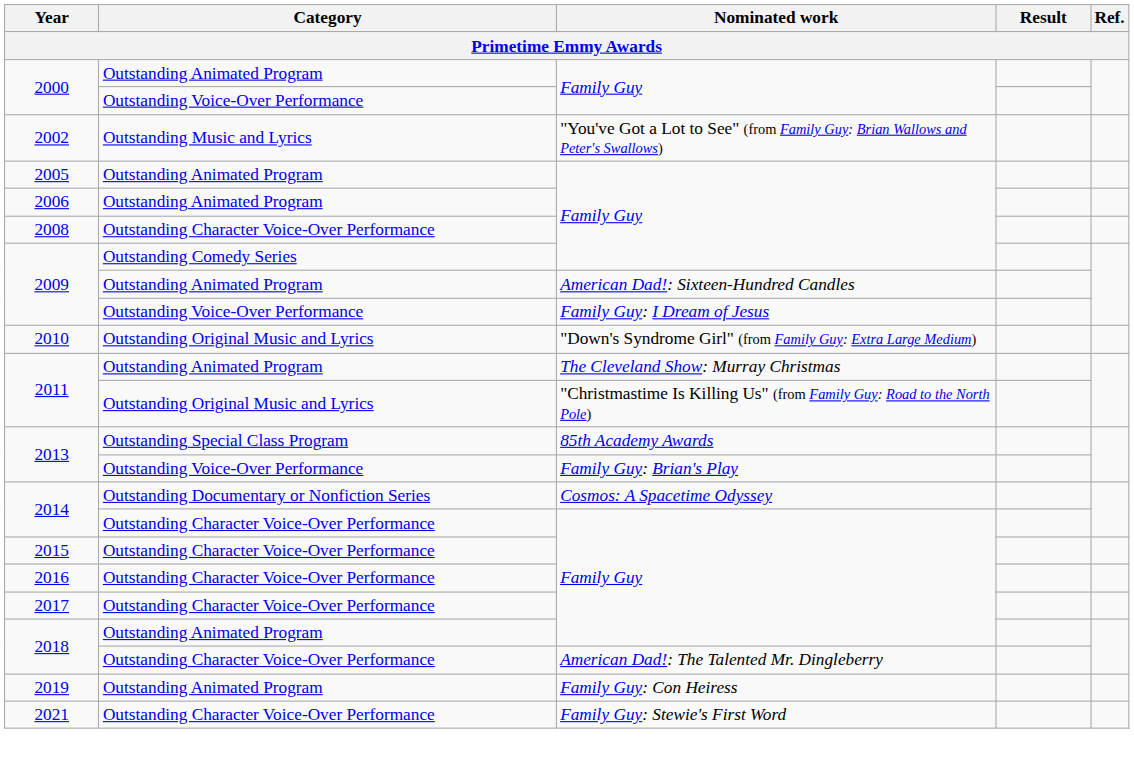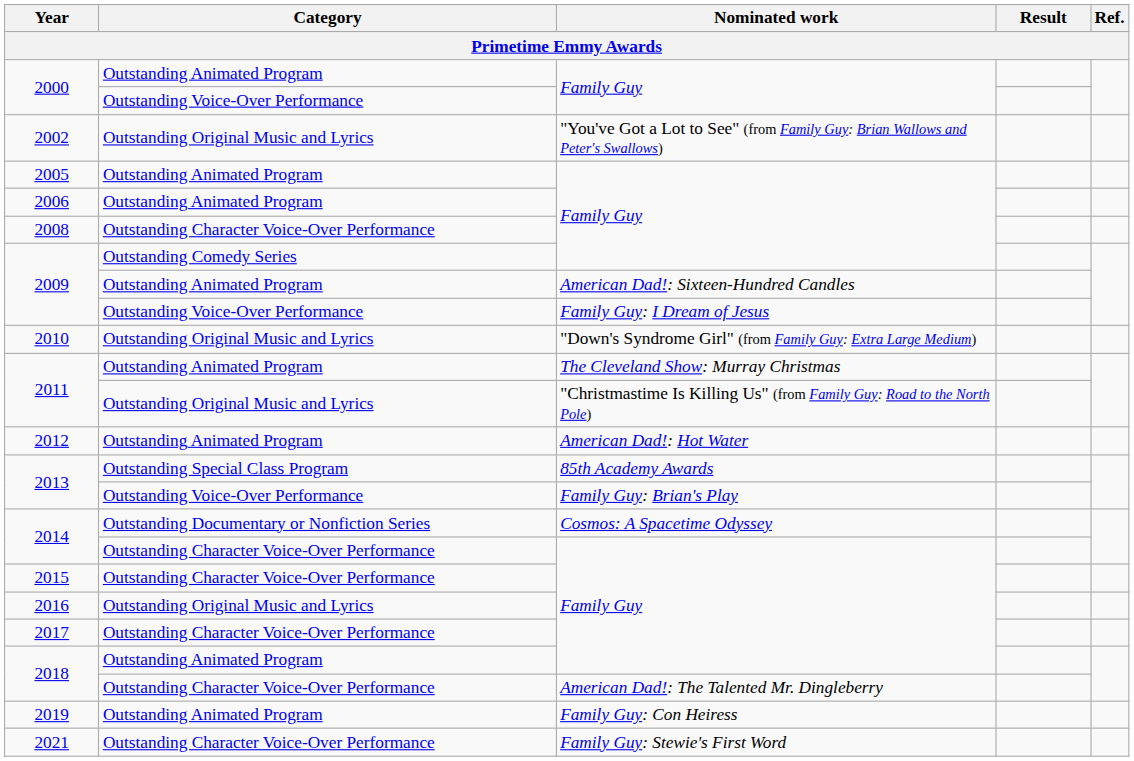(207, 137) Outstanding Music and Lyrics -> (238, 137) Outstanding Original Music and Lyrics
+ row: (52, 440)
(269, 577) Outstanding Character Voice-Over Performance -> (238, 605) Outstanding Original Music and Lyrics
